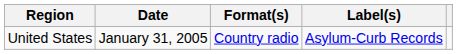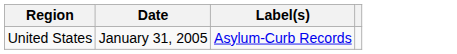- column: (256, 15)
